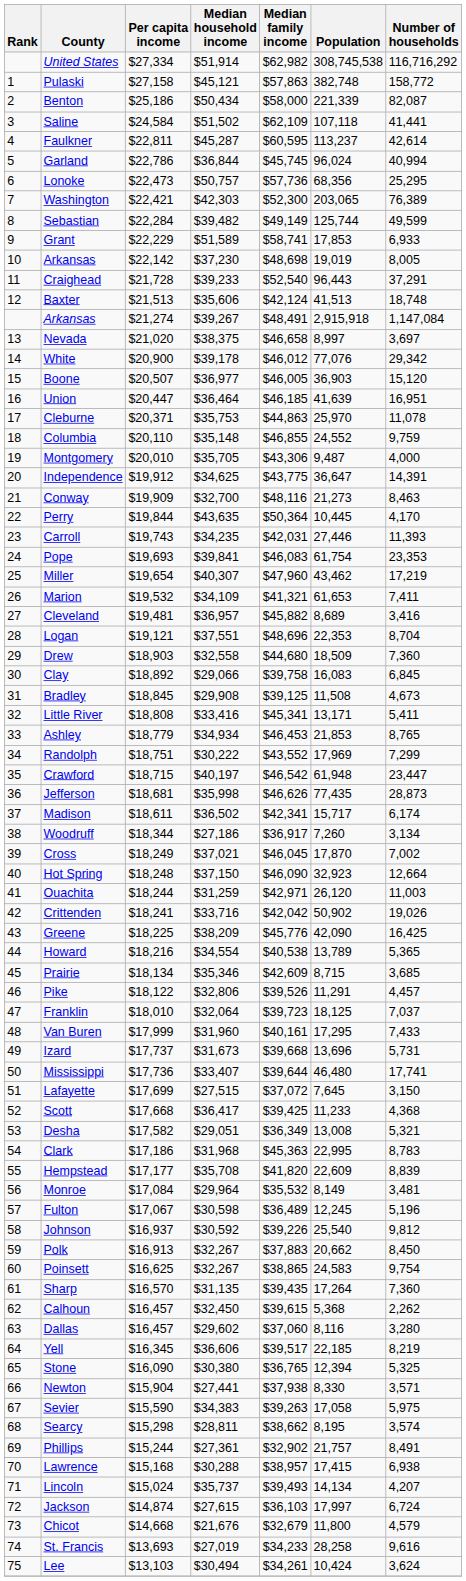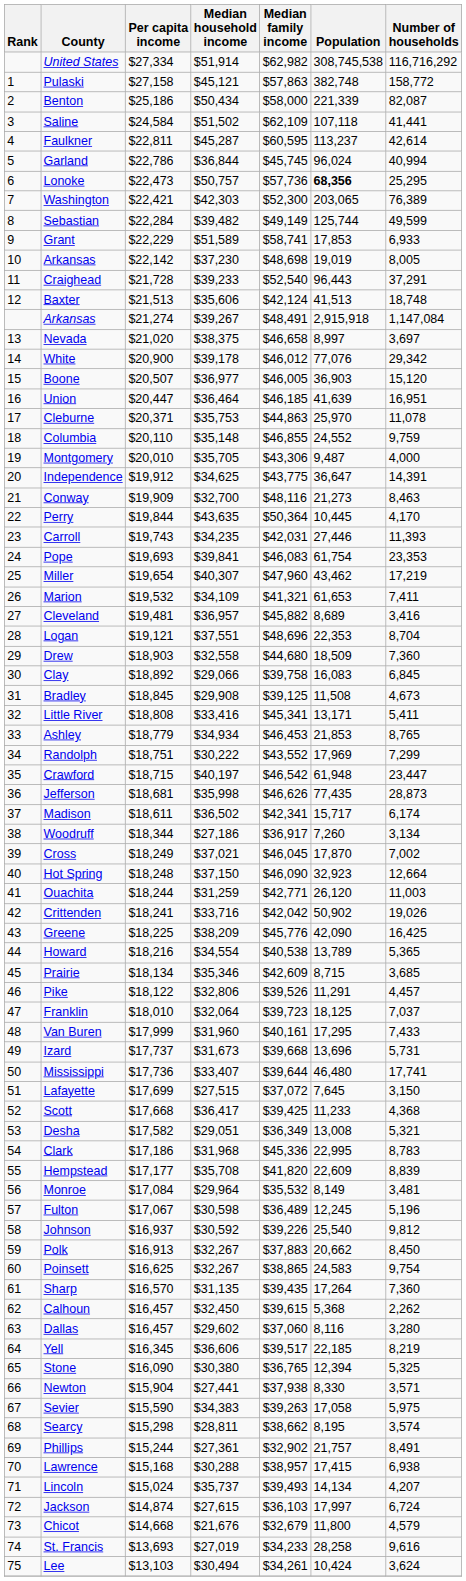(333, 181) normal -> (333, 181) bold
(285, 893) $42,971 -> (285, 893) $42,771
(285, 1150) $45,363 -> (285, 1150) $45,336
